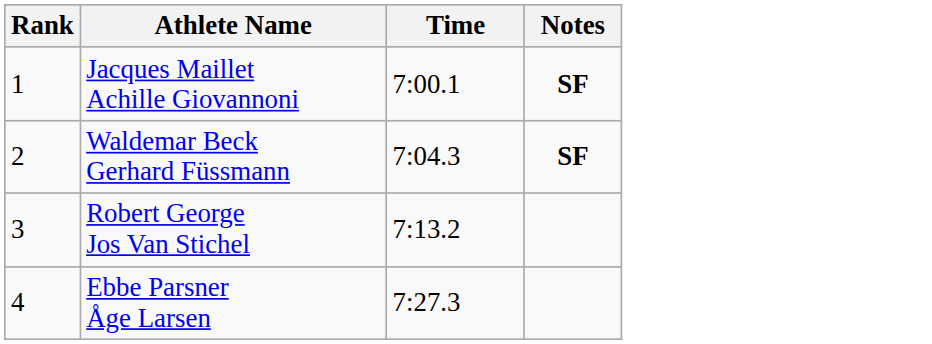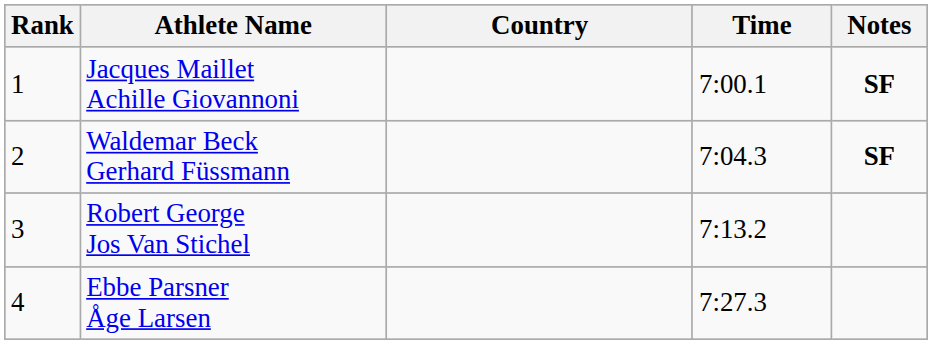+ column: (540, 25)
